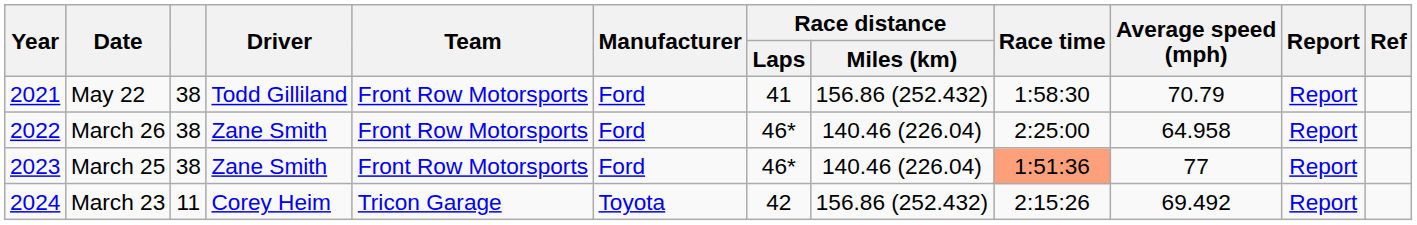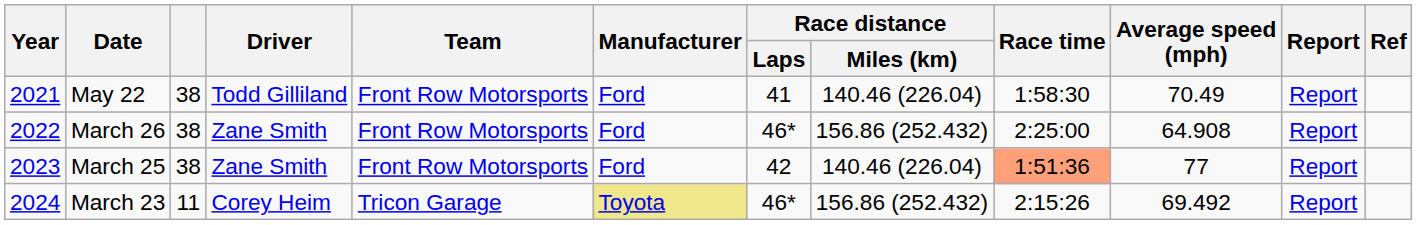(902, 95) 156.86 (252.432) -> (902, 95) 140.46 (226.04)
(1196, 95) 70.79 -> (1196, 95) 70.49
(902, 130) 140.46 (226.04) -> (902, 130) 156.86 (252.432)
(1196, 130) 64.958 -> (1196, 130) 64.908
(779, 166) 46* -> (779, 166) 42
(632, 202) no background -> (632, 202) khaki background
(779, 202) 42 -> (779, 202) 46*
